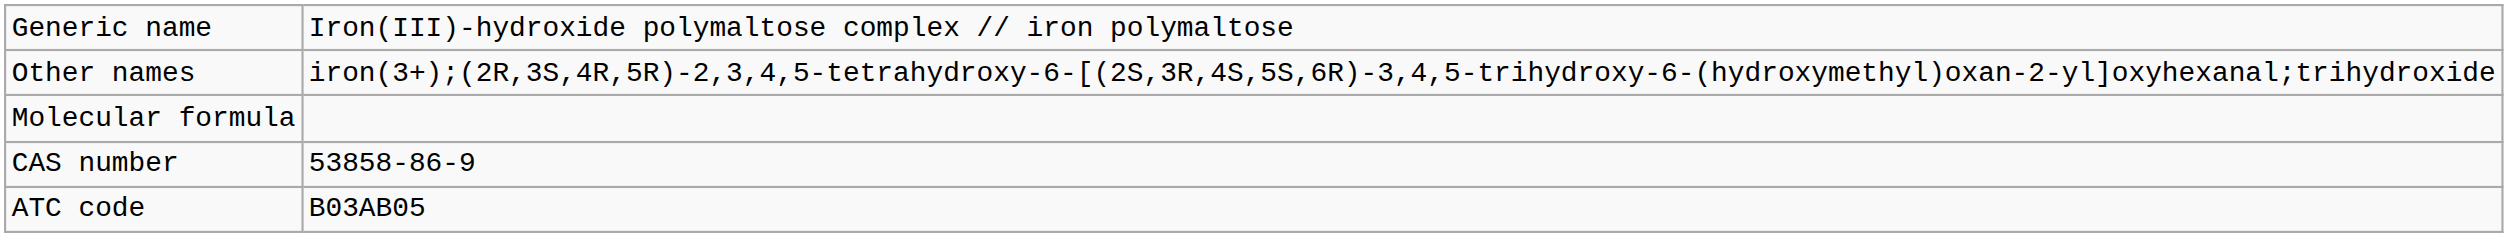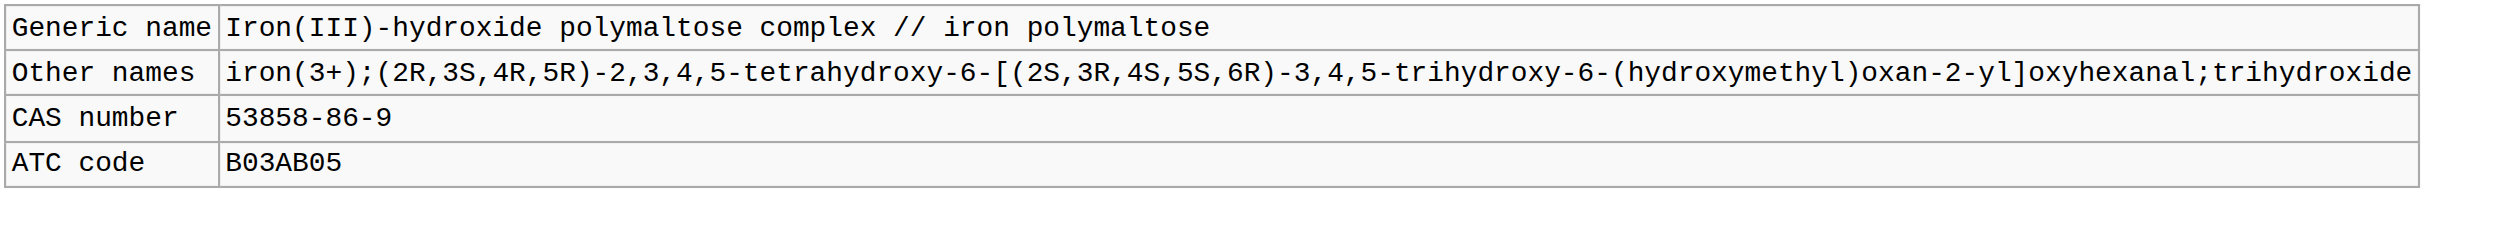- row: (154, 118)
